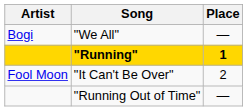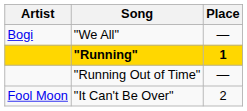rows swapped: (124, 75) <-> (137, 95)
